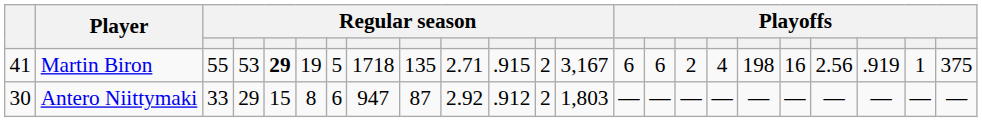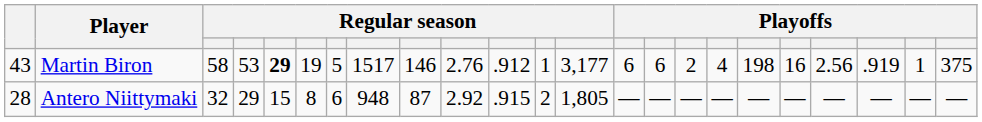(20, 64) 41 -> (20, 64) 43
(218, 64) 55 -> (218, 64) 58
(373, 64) 1718 -> (373, 64) 1517
(420, 64) 135 -> (420, 64) 146
(465, 64) 2.71 -> (465, 64) 2.76
(512, 64) .915 -> (512, 64) .912
(545, 64) 2 -> (545, 64) 1
(584, 64) 3,167 -> (584, 64) 3,177
(20, 98) 30 -> (20, 98) 28
(218, 98) 33 -> (218, 98) 32
(373, 98) 947 -> (373, 98) 948
(512, 98) .912 -> (512, 98) .915
(584, 98) 1,803 -> (584, 98) 1,805
